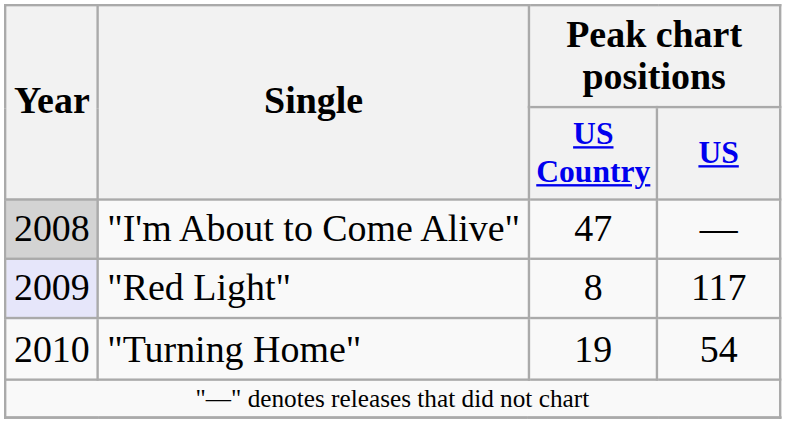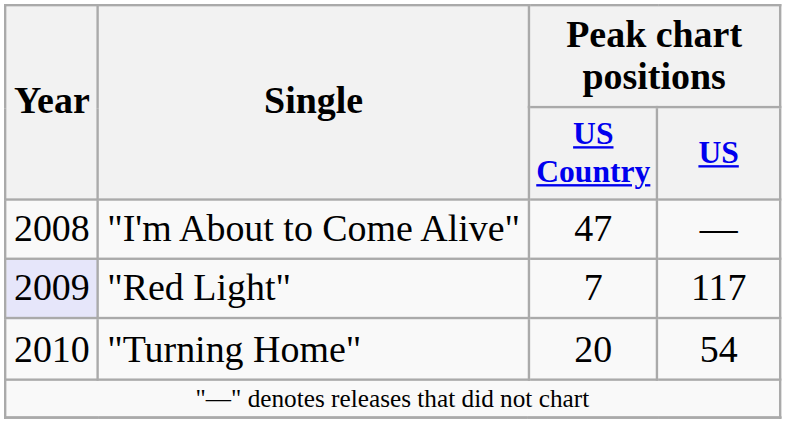(52, 228) lightgrey background -> (52, 228) no background
(593, 288) 8 -> (593, 288) 7
(593, 348) 19 -> (593, 348) 20
